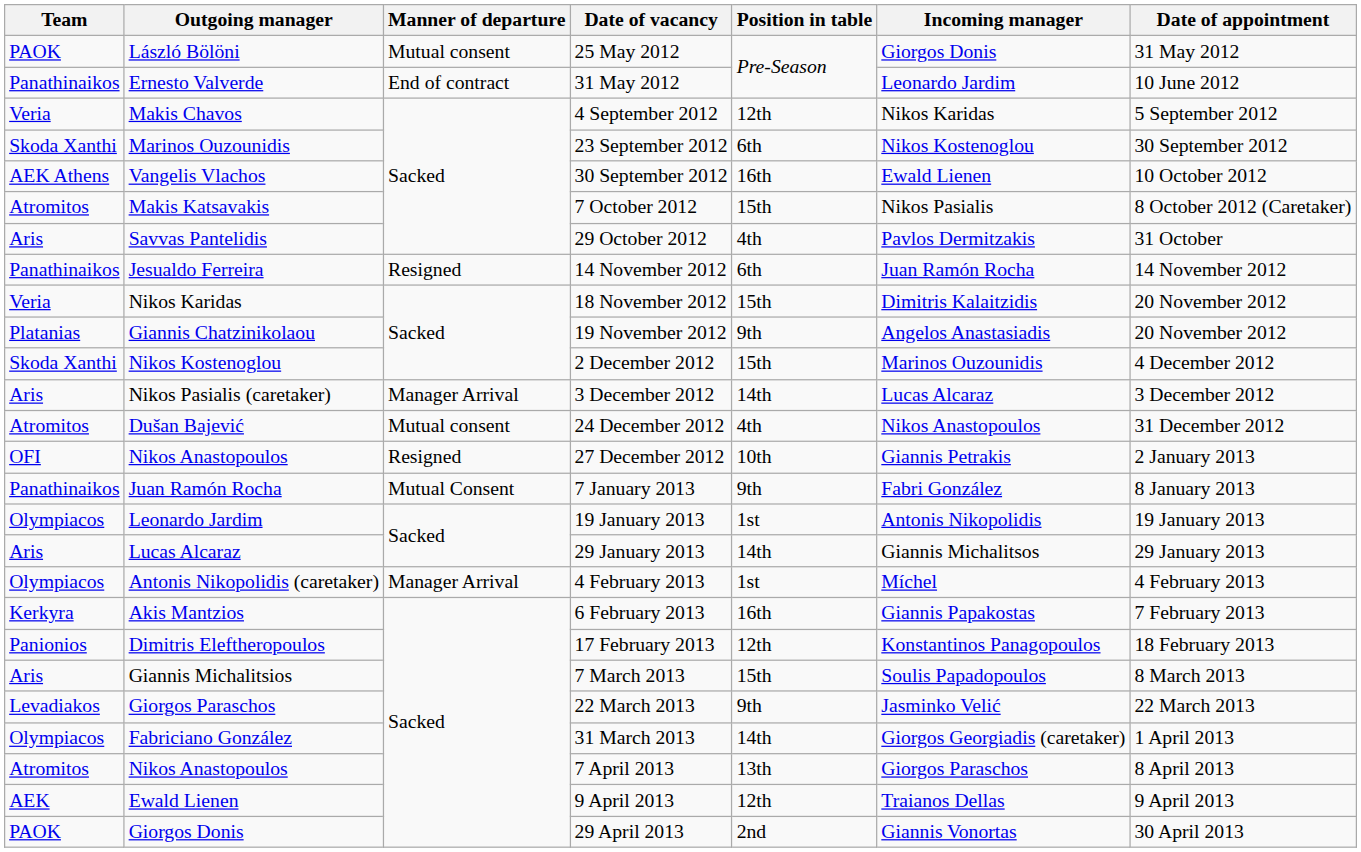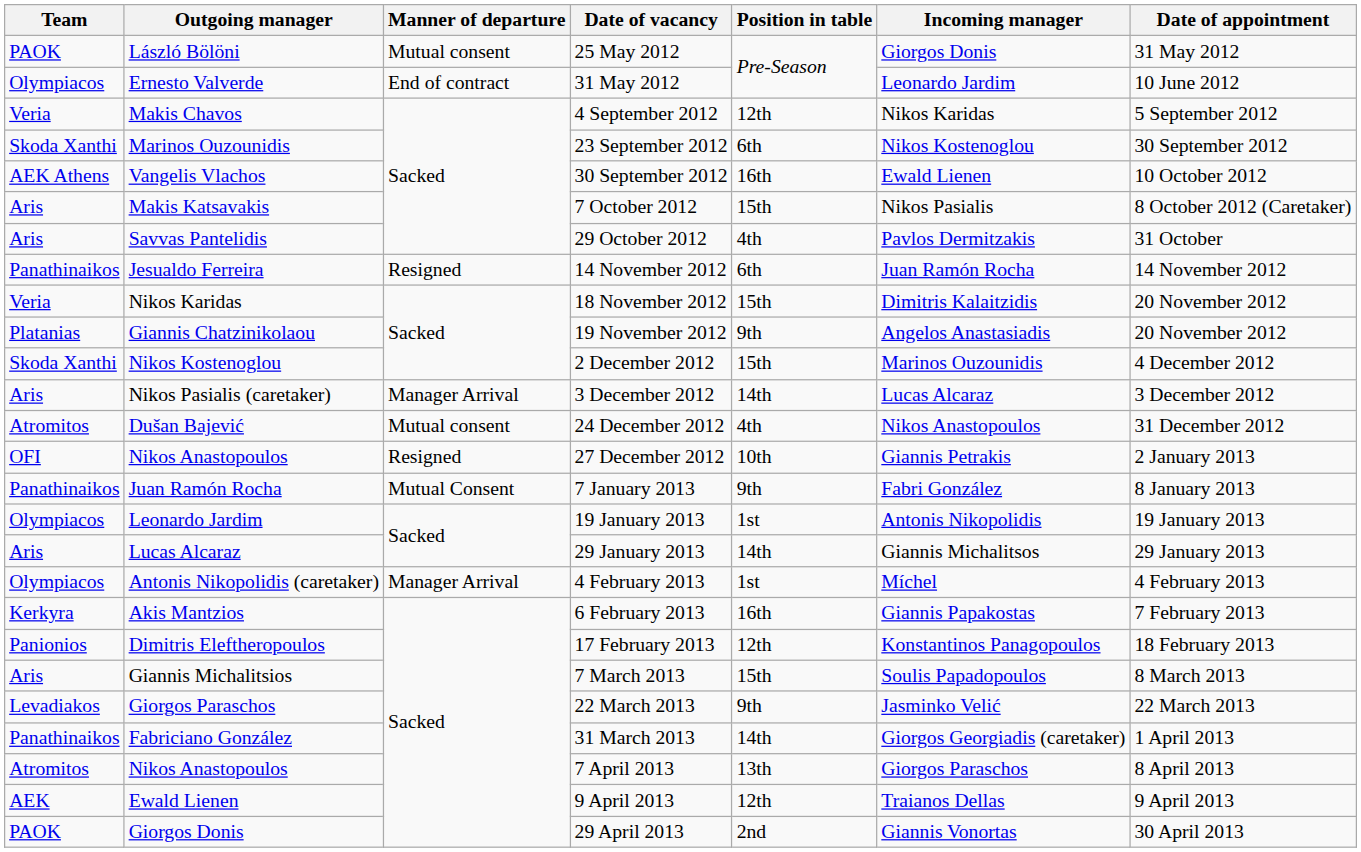(64, 82) Panathinaikos -> (57, 82) Olympiacos
(49, 207) Atromitos -> (26, 207) Aris
(57, 737) Olympiacos -> (64, 737) Panathinaikos
